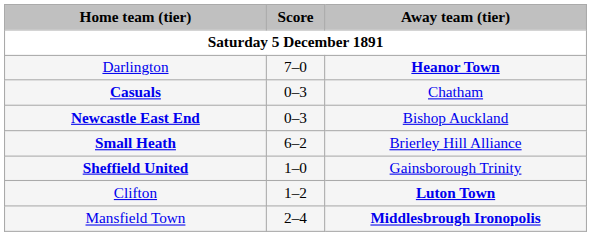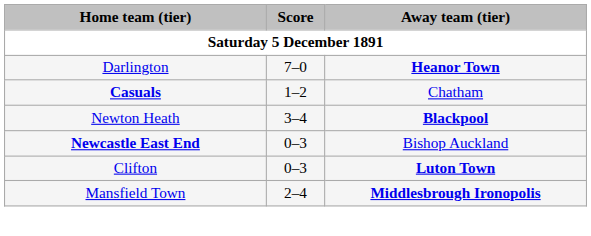(295, 93) 0–3 -> (295, 93) 1–2
+ row: (135, 118)
- row: (135, 143)
- row: (135, 168)
(295, 193) 1–2 -> (295, 168) 0–3
